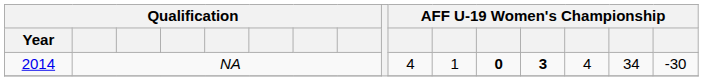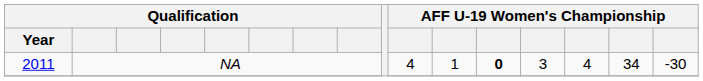(38, 64) 2014 -> (38, 64) 2011
(543, 64) bold -> (543, 64) normal
